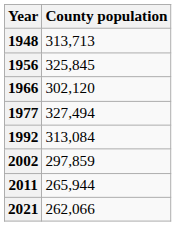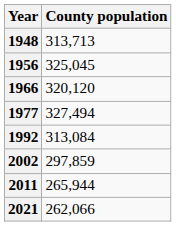(70, 64) 325,845 -> (70, 64) 325,045
(70, 88) 302,120 -> (70, 88) 320,120
